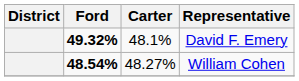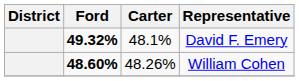(92, 64) 48.54% -> (92, 64) 48.60%
(150, 64) 48.27% -> (150, 64) 48.26%
